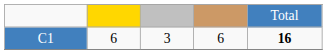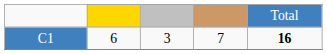(221, 38) 6 -> (221, 38) 7
